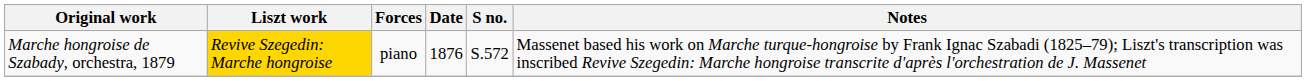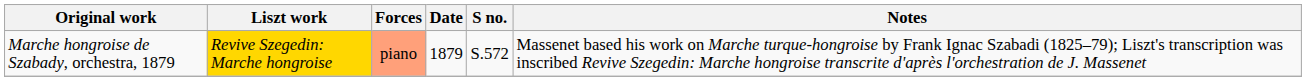(398, 53) no background -> (398, 53) lightsalmon background
(446, 53) 1876 -> (446, 53) 1879
